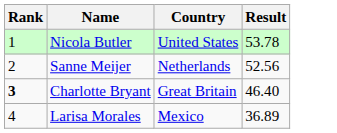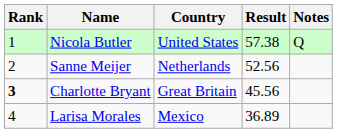+ column: (311, 17)
(262, 41) 53.78 -> (262, 41) 57.38
(262, 91) 46.40 -> (262, 91) 45.56
